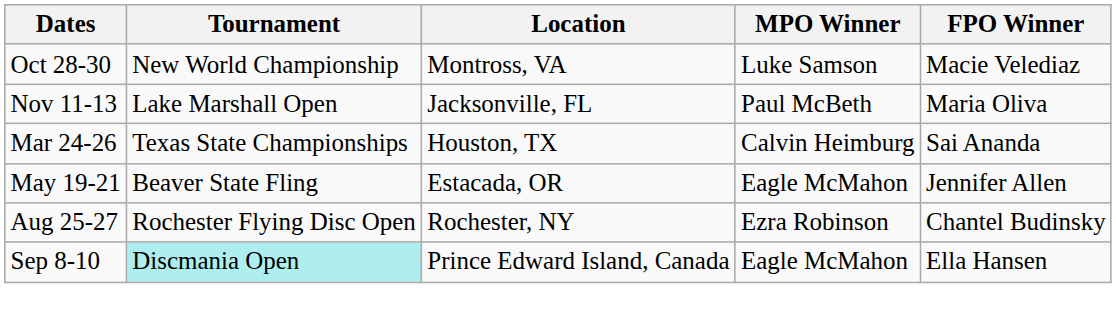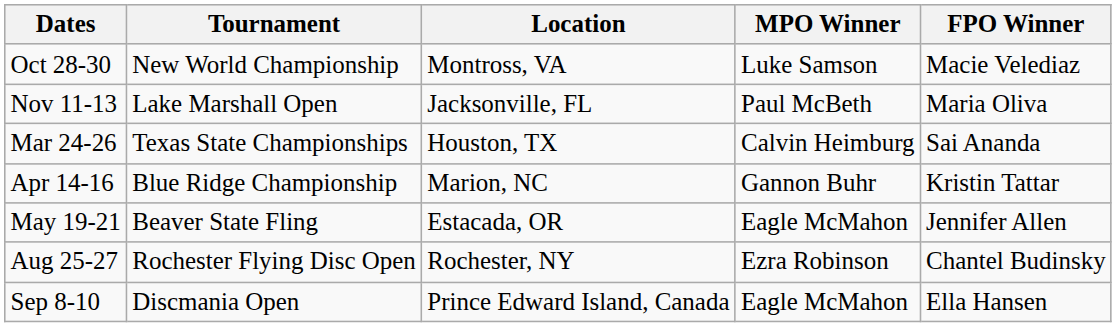+ row: (62, 182)
(216, 261) paleturquoise background -> (216, 301) no background
